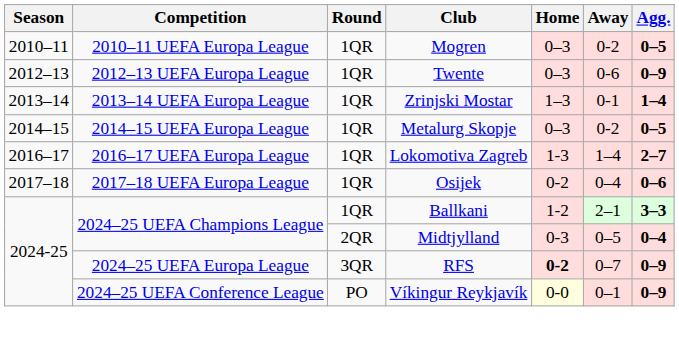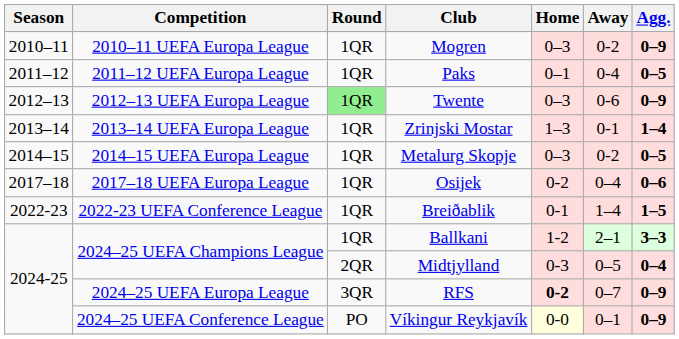(653, 45) 0–5 -> (653, 45) 0–9
+ row: (459, 73)
(357, 73) no background -> (357, 100) lightgreen background
- row: (459, 155)
+ row: (459, 210)
